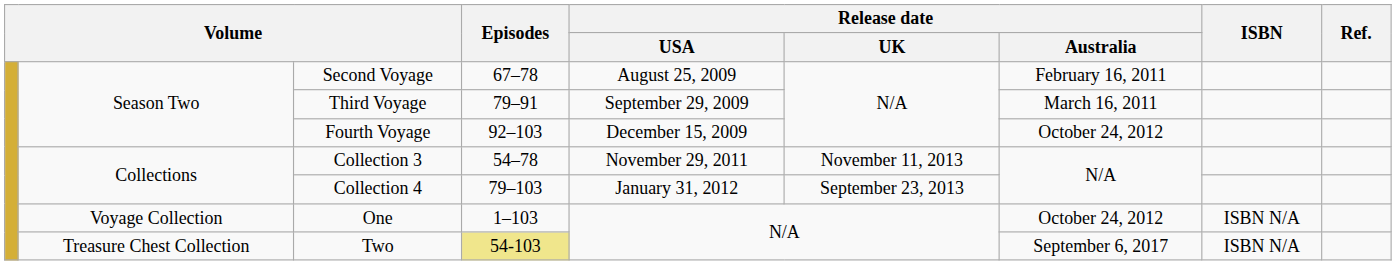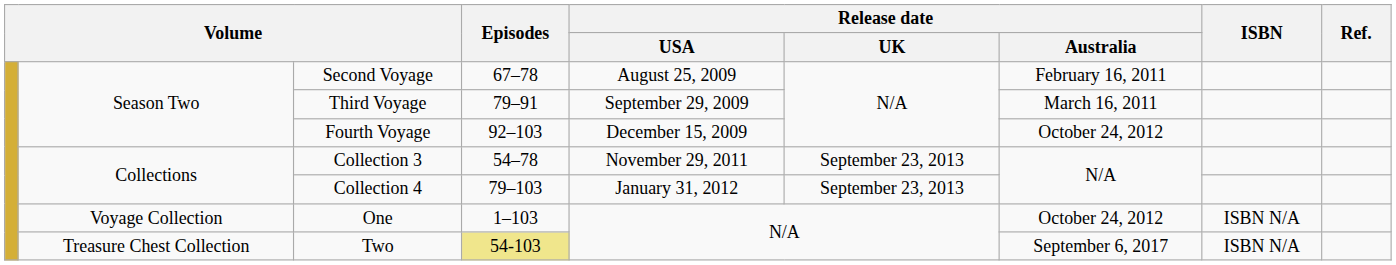(892, 160) November 11, 2013 -> (892, 160) September 23, 2013
